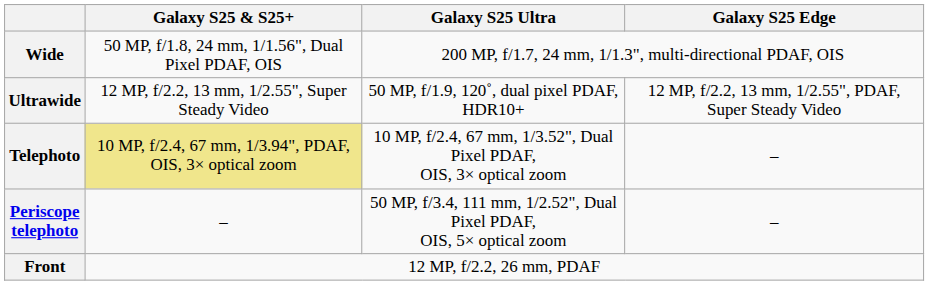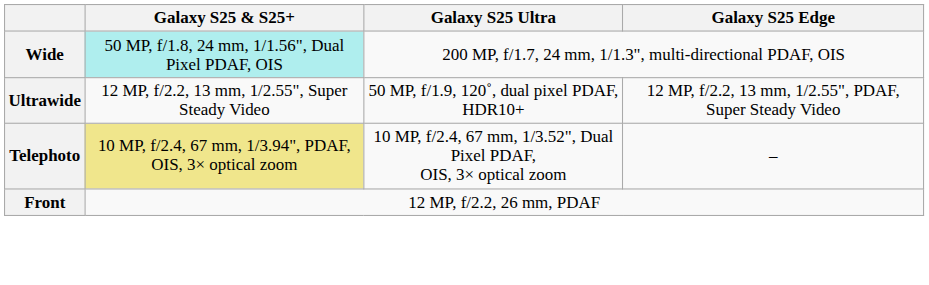(224, 54) no background -> (224, 54) paleturquoise background
- row: (45, 220)
